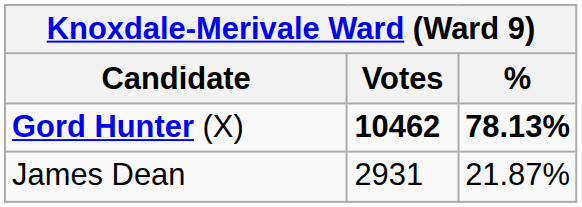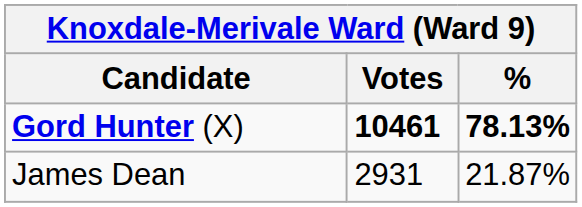(397, 126) 10462 -> (397, 126) 10461
